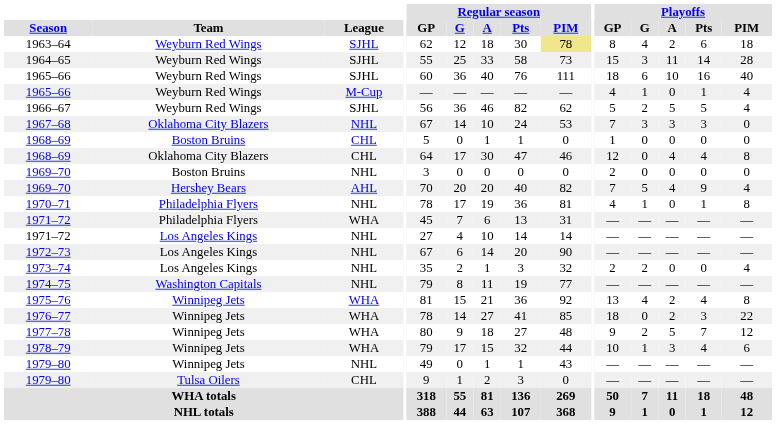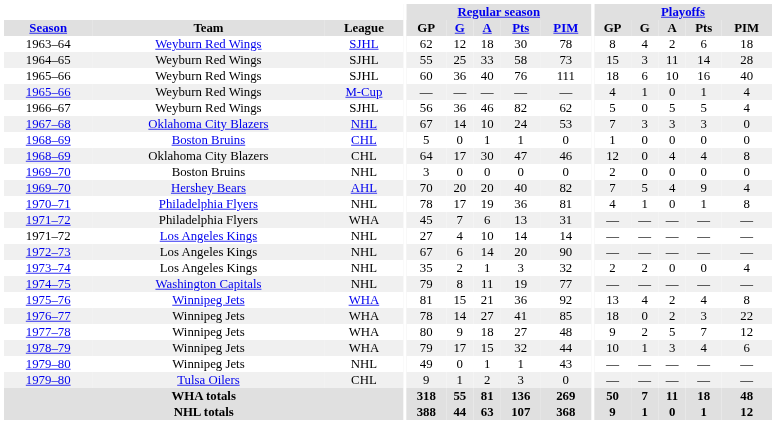(566, 44) khaki background -> (566, 44) no background
(645, 108) 2 -> (645, 108) 0
